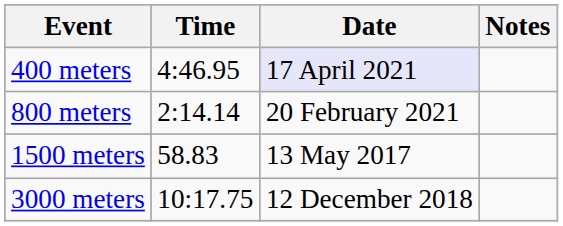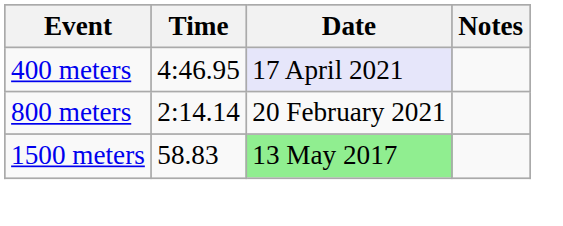(338, 155) no background -> (325, 155) lightgreen background
- row: (78, 198)
